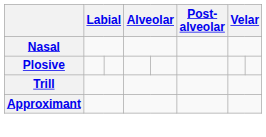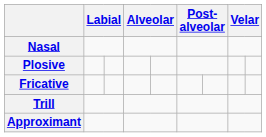+ row: (44, 84)
